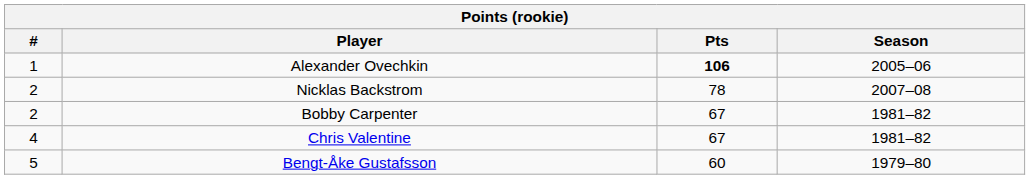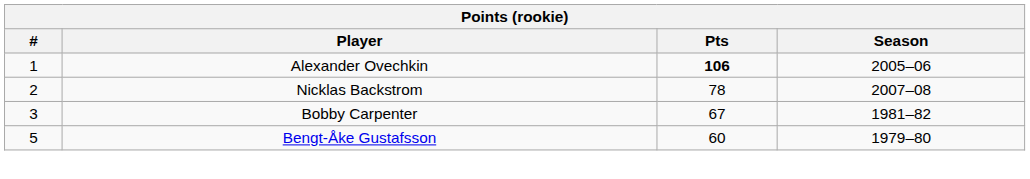(33, 114) 2 -> (33, 114) 3
- row: (359, 138)
